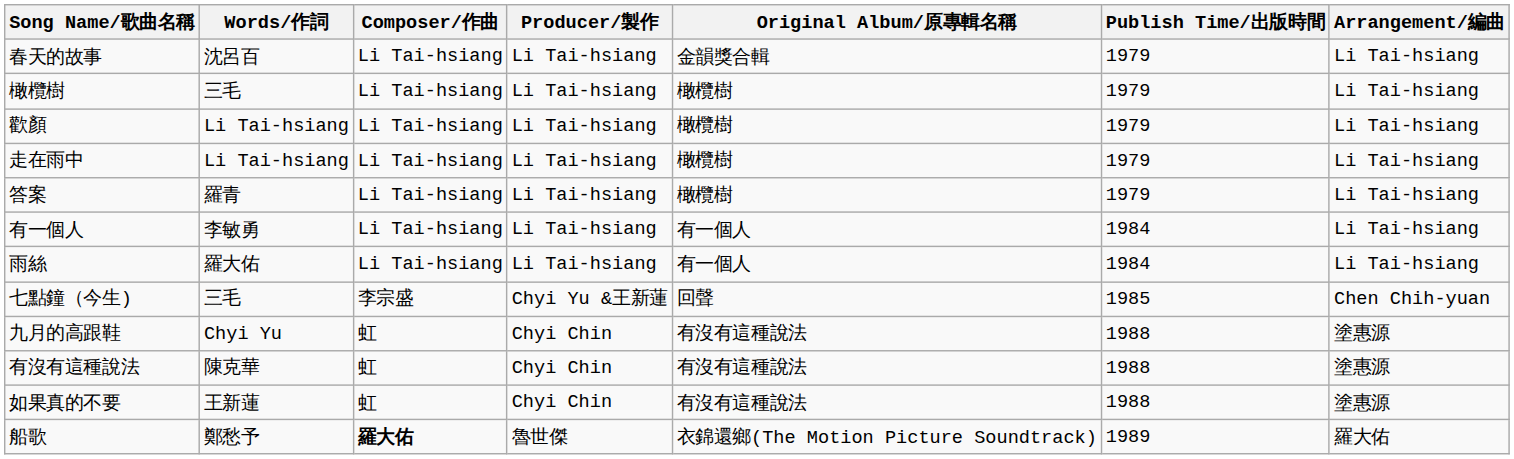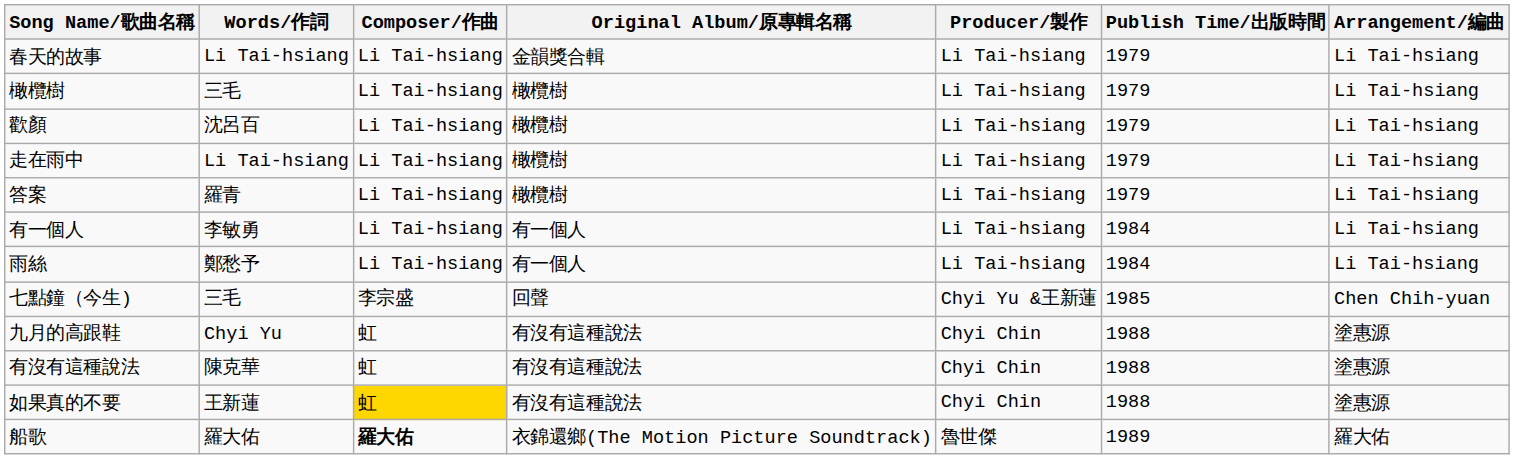columns swapped: (887, 23) <-> (590, 23)
(232, 57) 沈呂百 -> (276, 57) Li Tai-hsiang
(276, 126) Li Tai-hsiang -> (232, 126) 沈呂百
(232, 265) 羅大佑 -> (232, 265) 鄭愁予
(367, 403) no background -> (367, 403) gold background
(232, 438) 鄭愁予 -> (232, 438) 羅大佑
